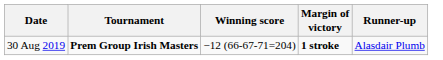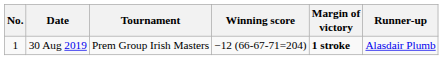+ column: (15, 20)
(134, 45) bold -> (151, 45) normal
